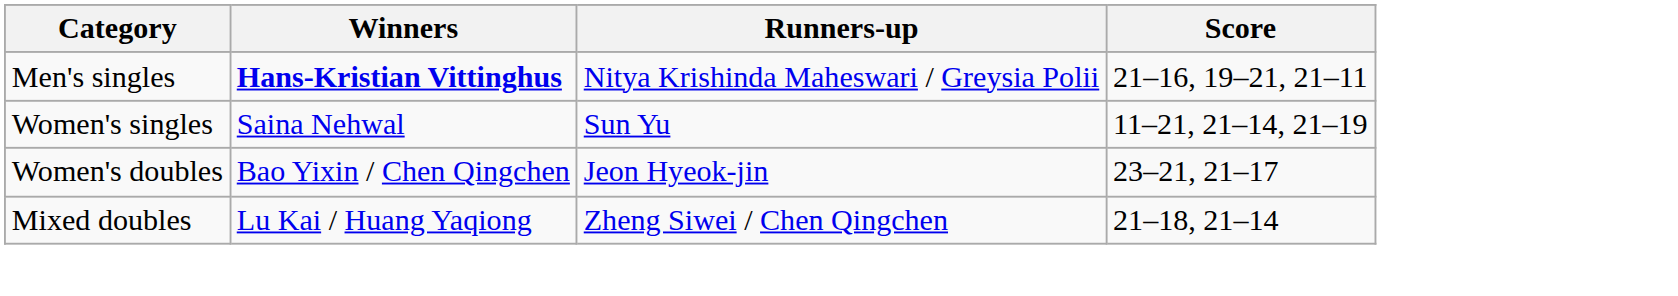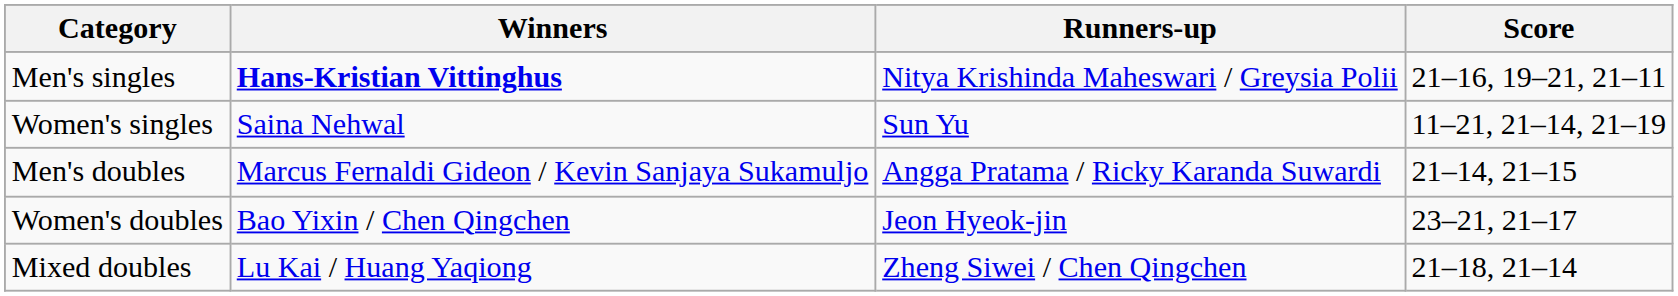+ row: (99, 171)
